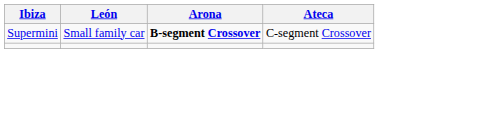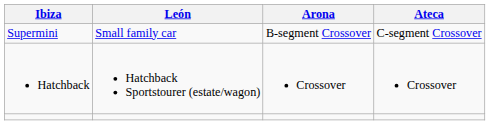(205, 33) bold -> (318, 33) normal
+ row: (48, 85)
